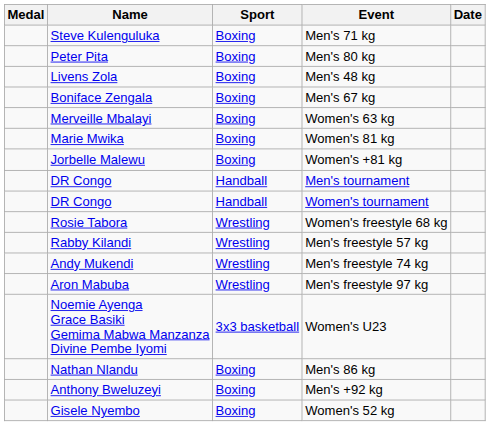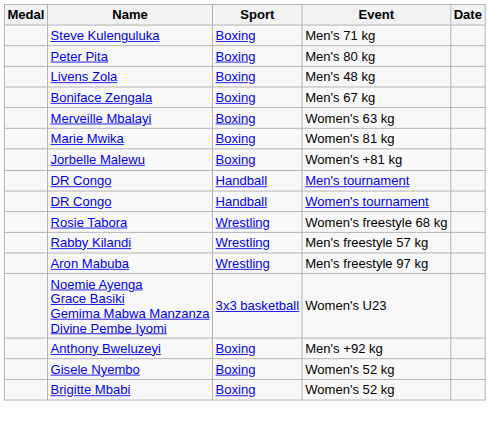- row: (92, 263)
- row: (94, 369)
+ row: (90, 390)
